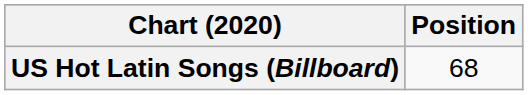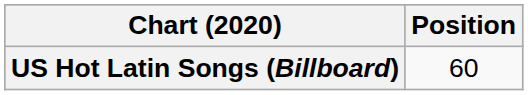(464, 67) 68 -> (464, 67) 60
